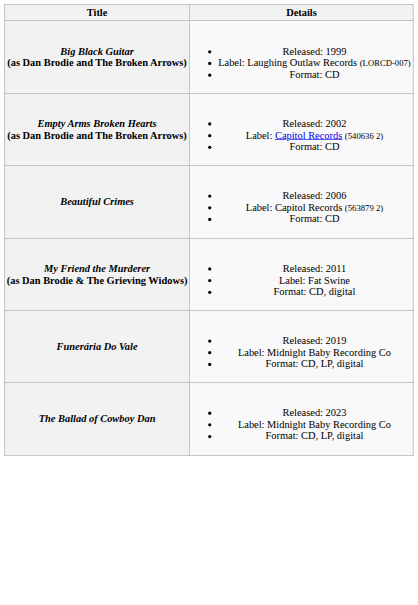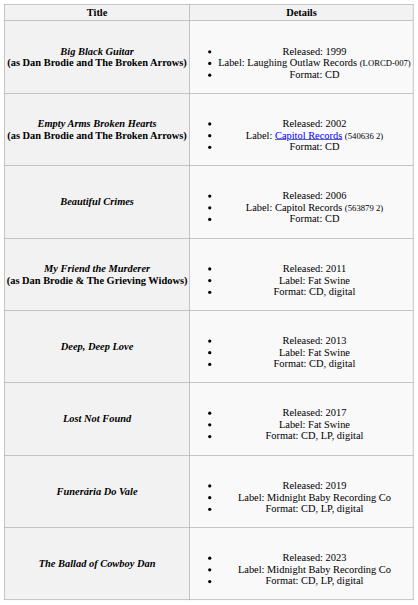+ row: (97, 346)
+ row: (97, 419)
